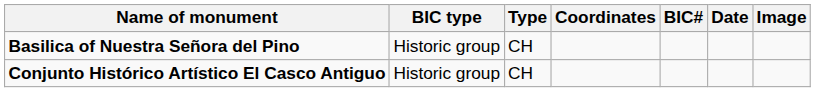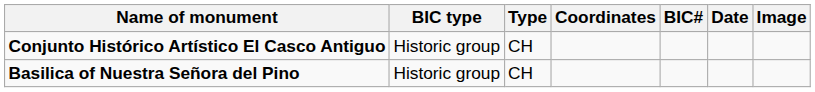rows swapped: (154, 45) <-> (197, 73)
